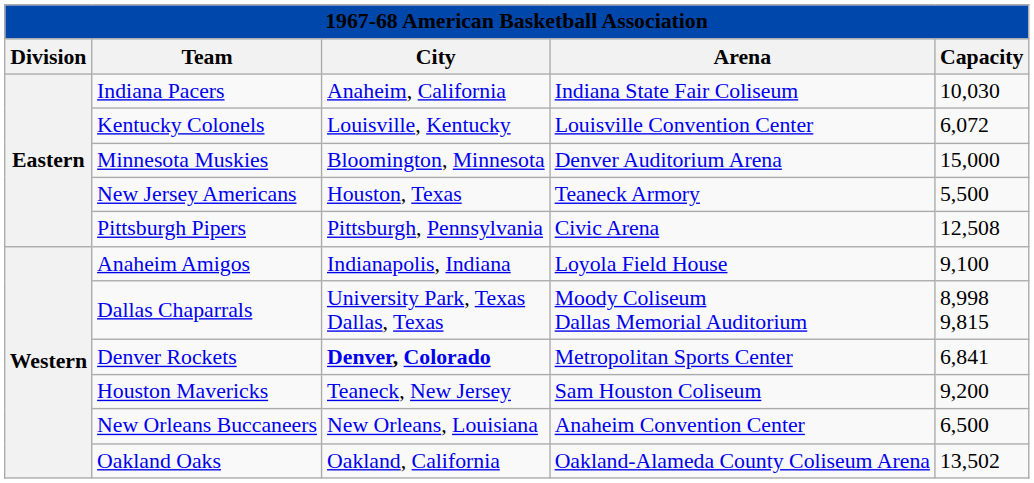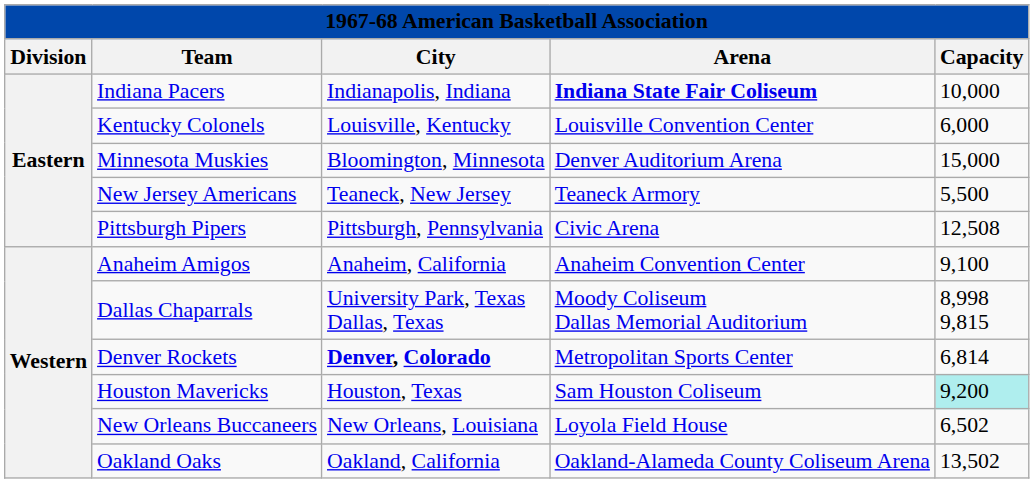(416, 90) Anaheim, California -> (419, 90) Indianapolis, Indiana
(676, 90) normal -> (686, 90) bold
(970, 90) 10,030 -> (970, 90) 10,000
(964, 125) 6,072 -> (964, 125) 6,000
(394, 194) Houston, Texas -> (419, 194) Teaneck, New Jersey
(419, 263) Indianapolis, Indiana -> (416, 263) Anaheim, California
(641, 263) Loyola Field House -> (680, 263) Anaheim Convention Center
(964, 356) 6,841 -> (964, 356) 6,814
(419, 391) Teaneck, New Jersey -> (394, 391) Houston, Texas
(964, 391) no background -> (964, 391) paleturquoise background
(680, 425) Anaheim Convention Center -> (641, 425) Loyola Field House
(964, 425) 6,500 -> (964, 425) 6,502
